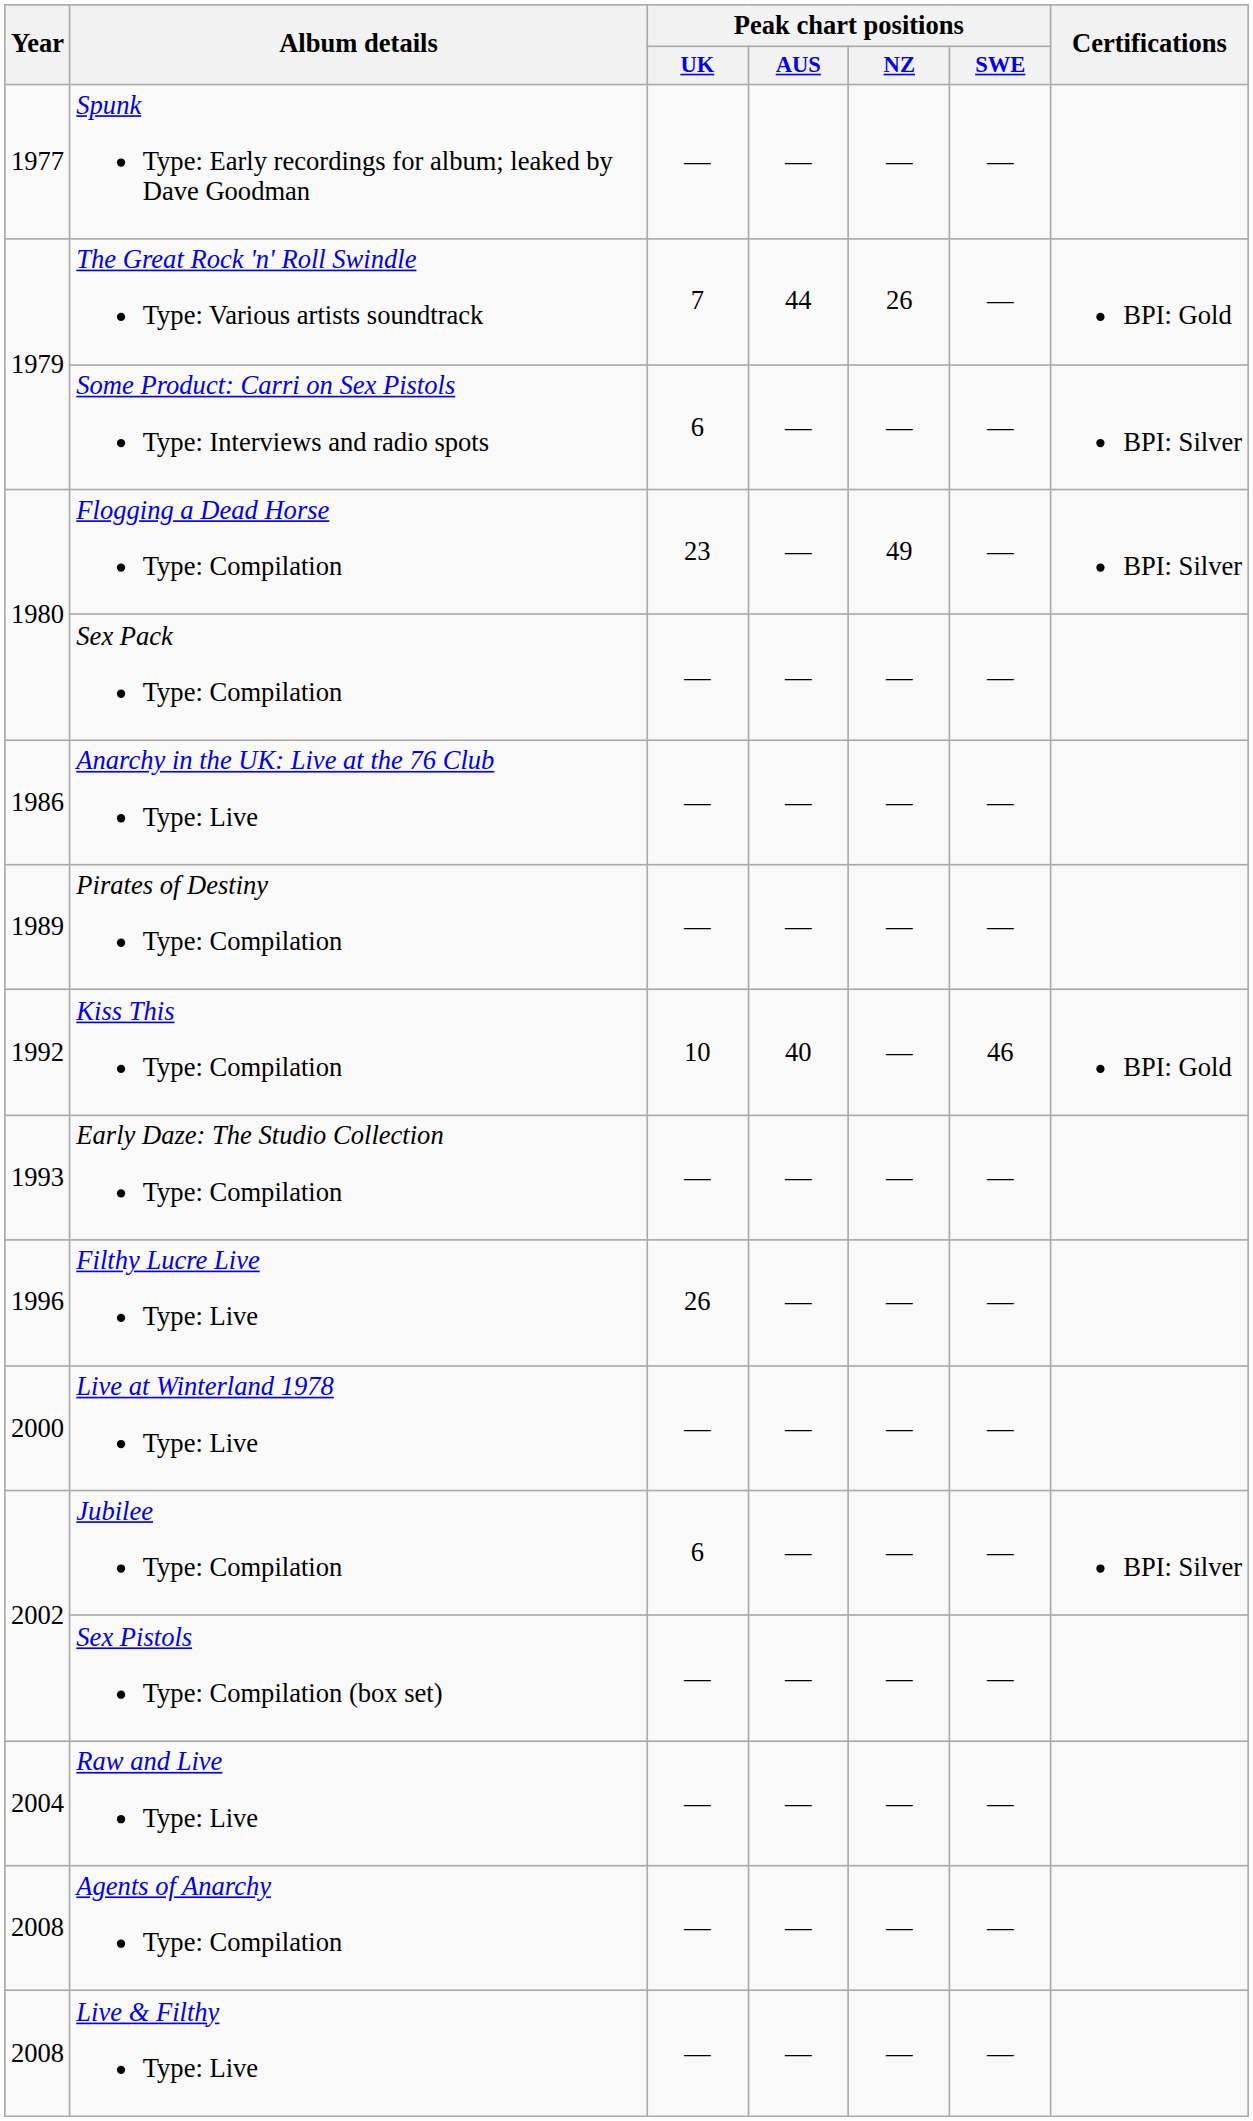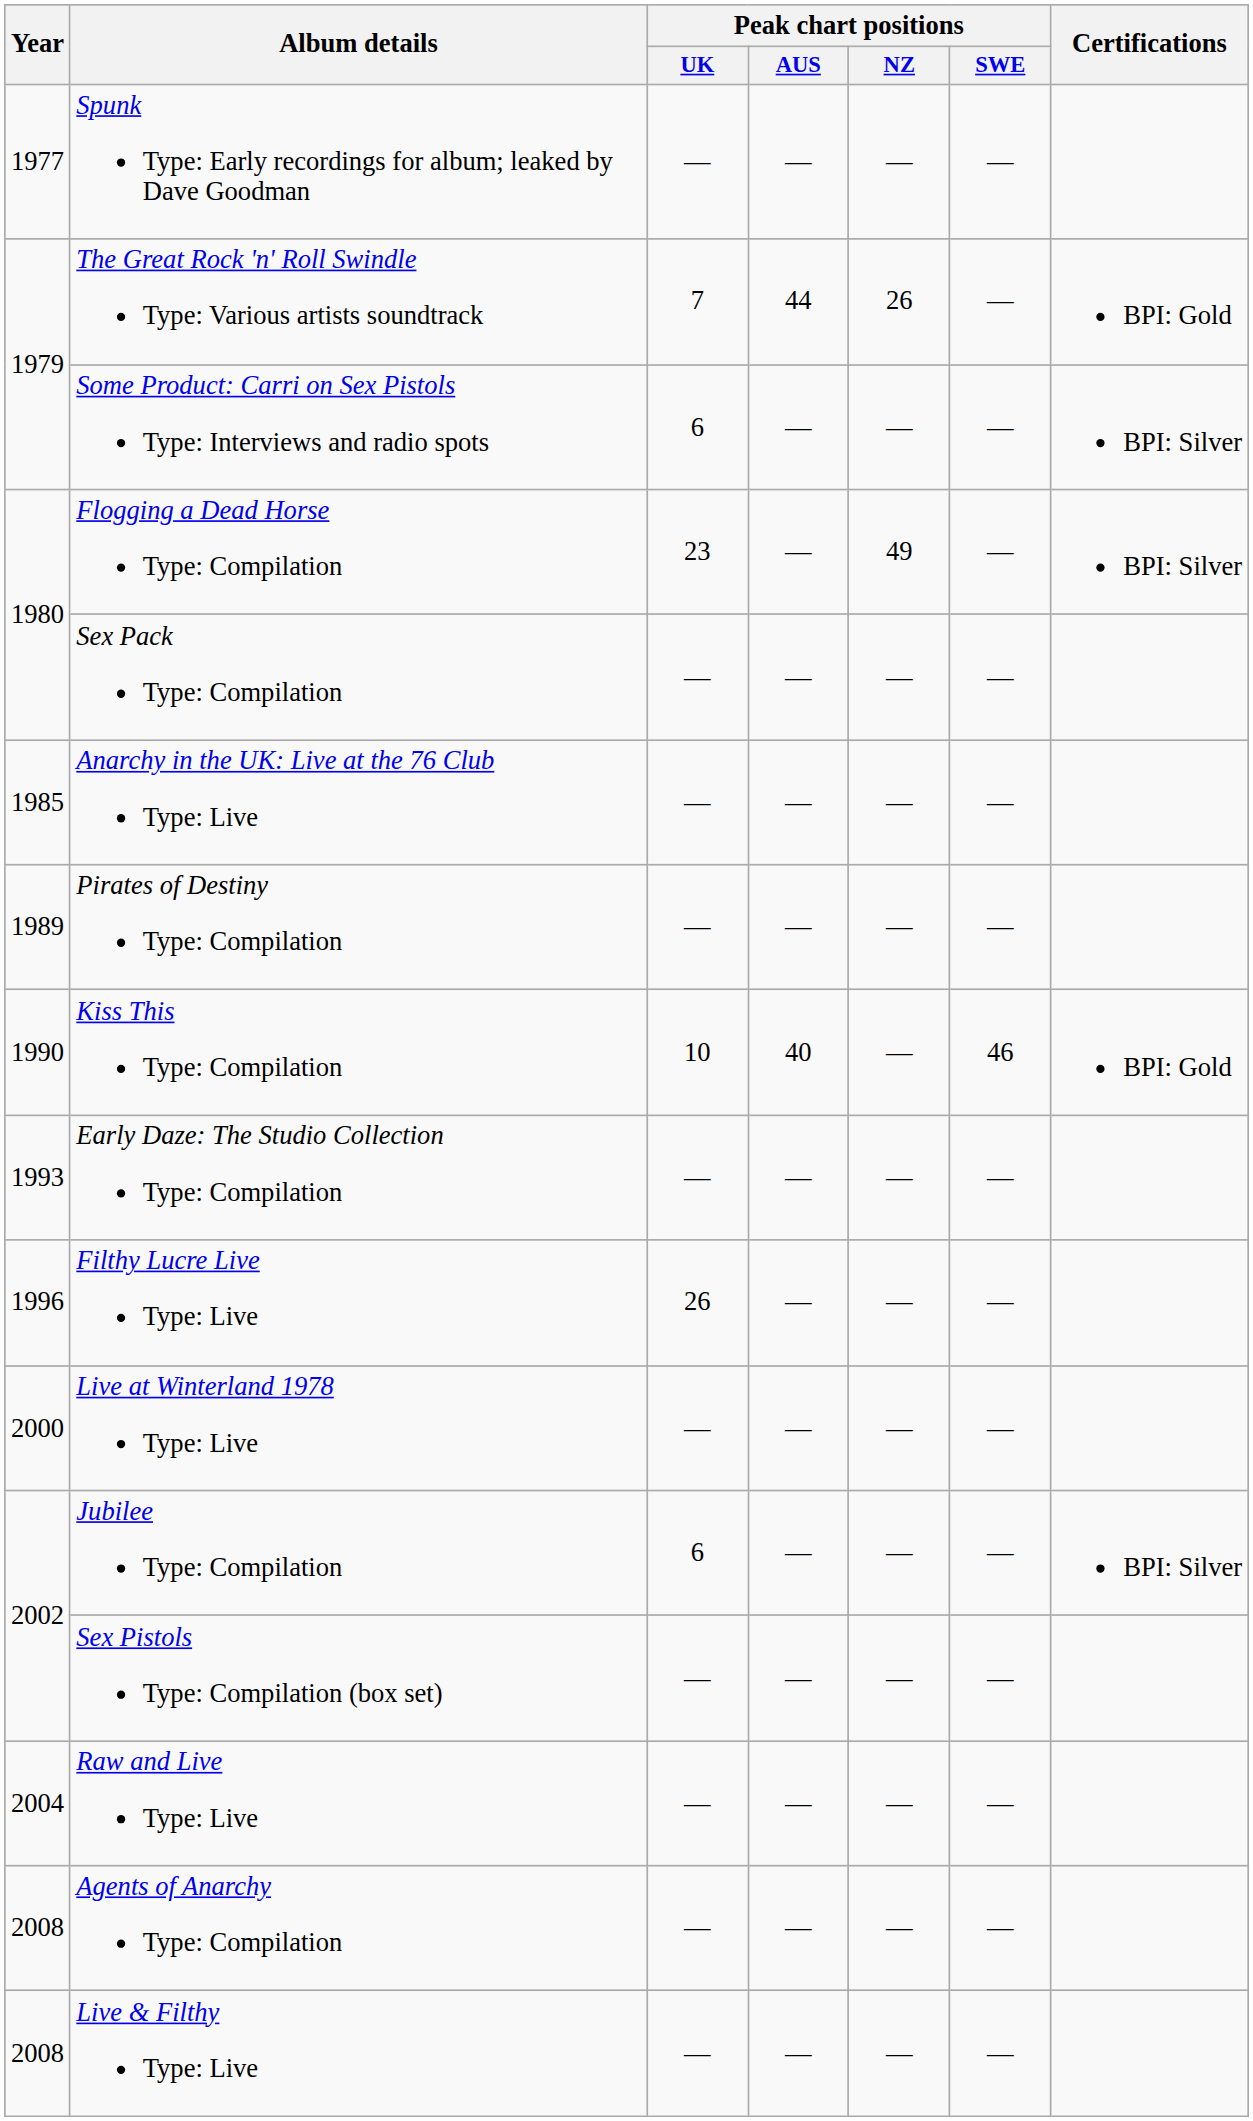(38, 801) 1986 -> (38, 801) 1985
(38, 1052) 1992 -> (38, 1052) 1990
